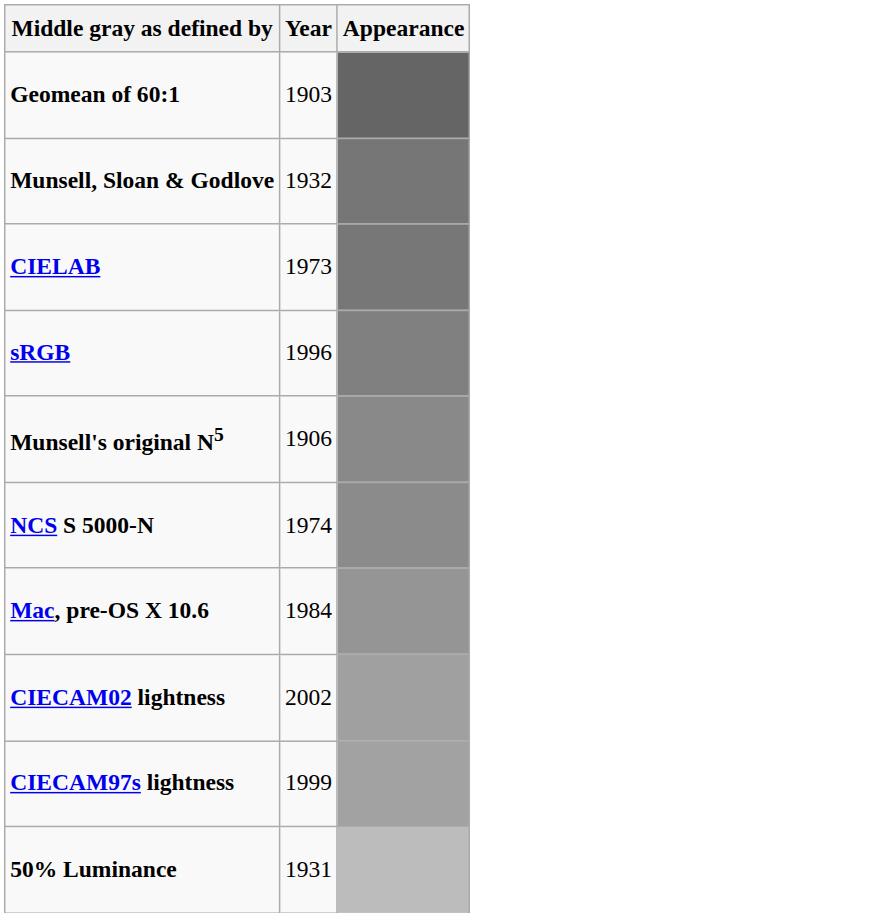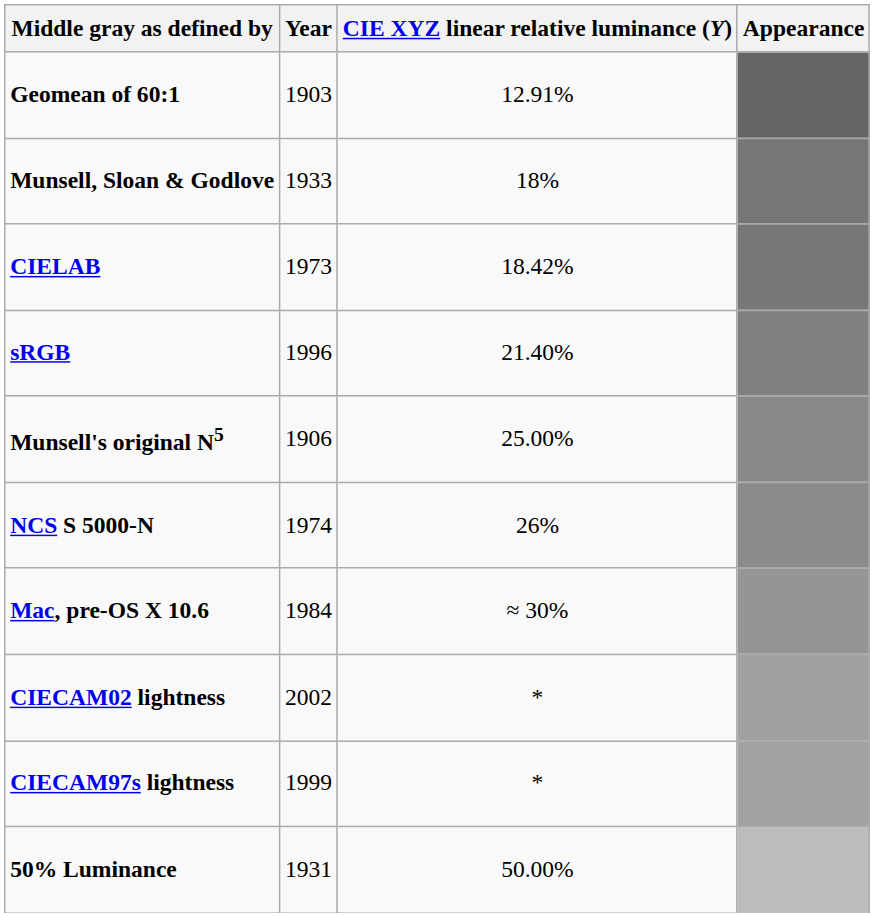+ column: (537, 28)
(308, 180) 1932 -> (308, 180) 1933
